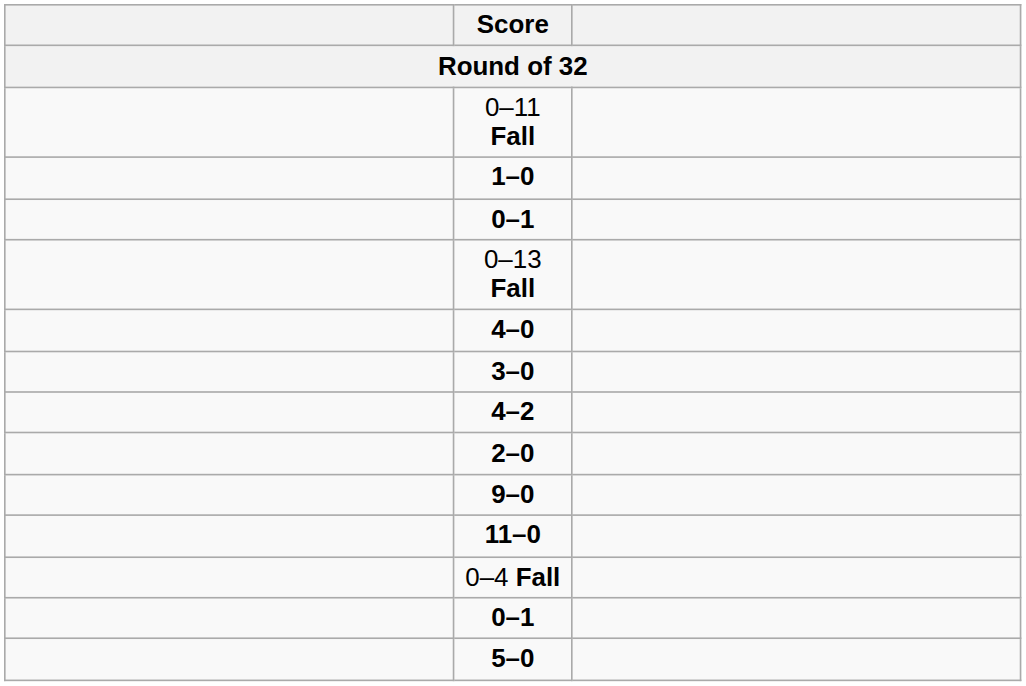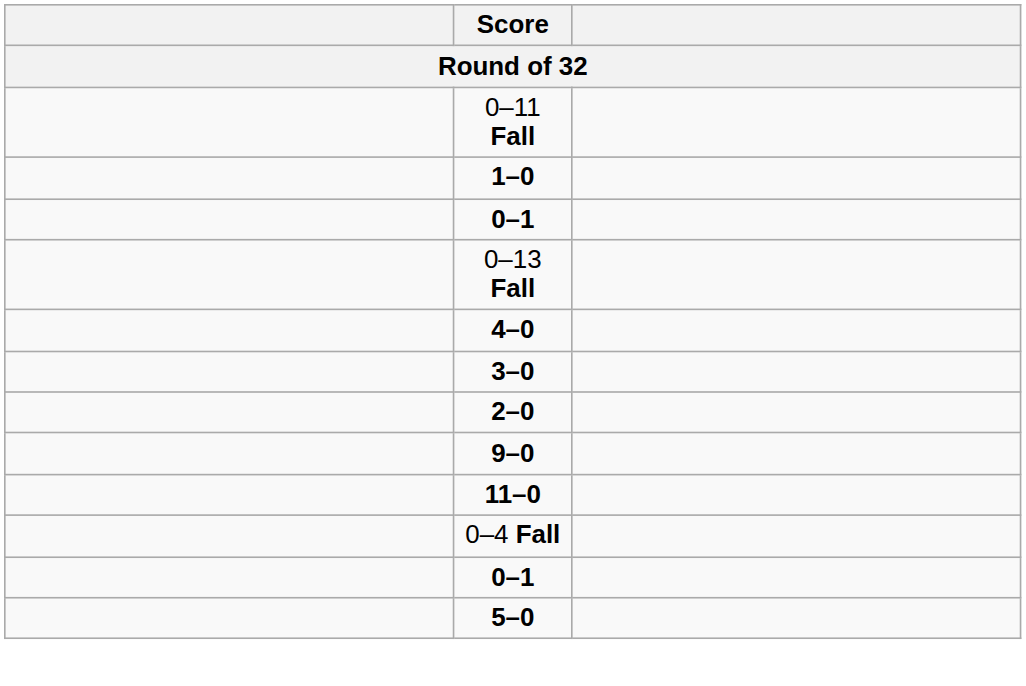- row: (229, 413)
